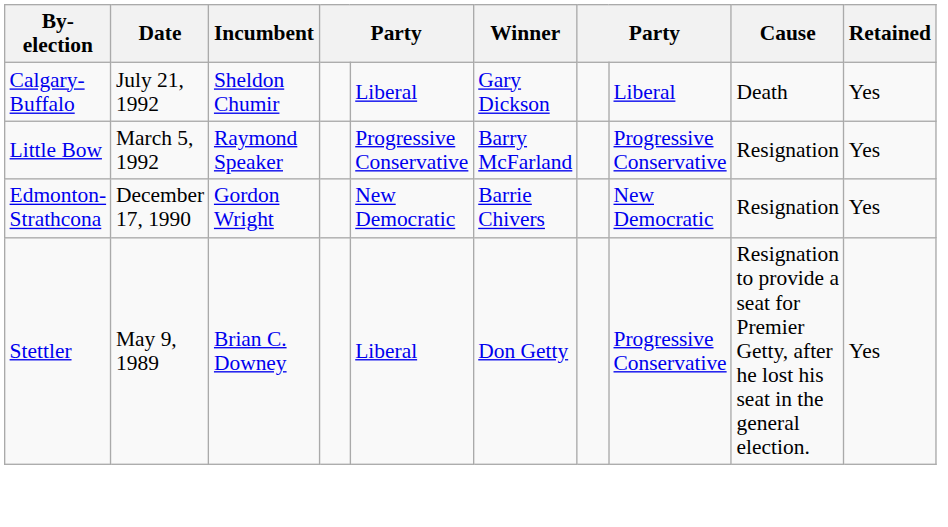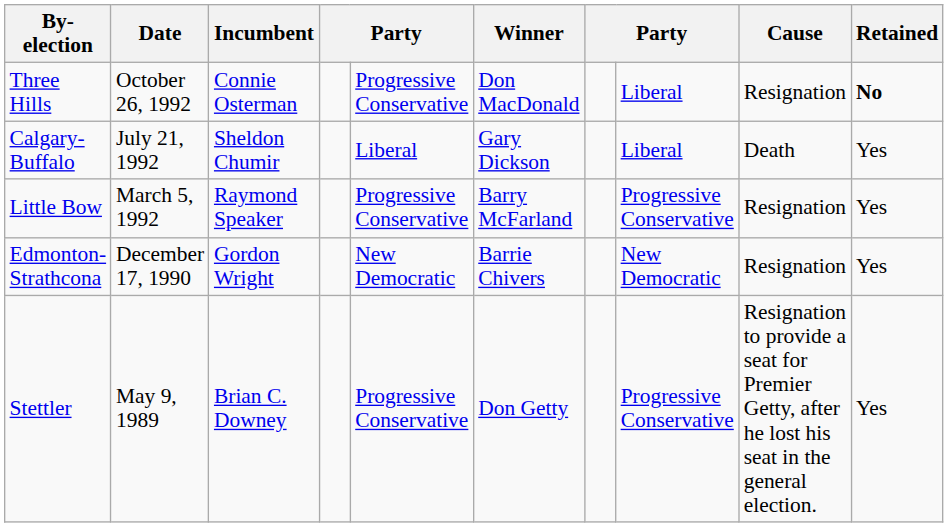+ row: (35, 91)
(386, 350) Liberal -> (412, 408) Progressive Conservative
